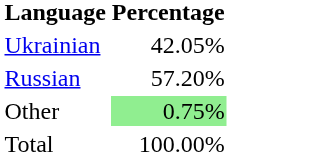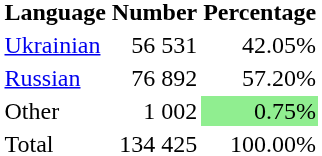+ column: (155, 11)
